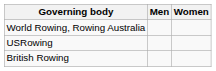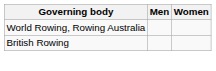- row: (30, 43)
